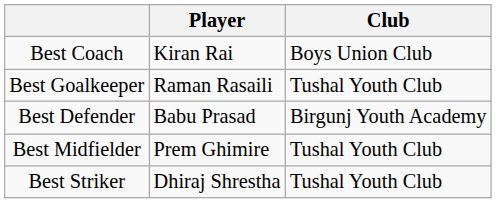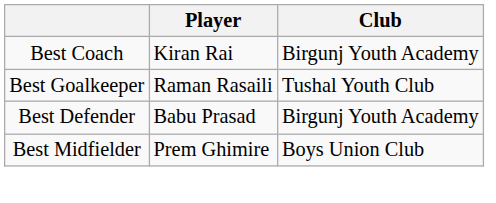(361, 52) Boys Union Club -> (380, 52) Birgunj Youth Academy
(366, 149) Tushal Youth Club -> (353, 149) Boys Union Club
- row: (77, 181)
